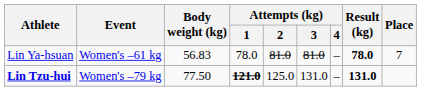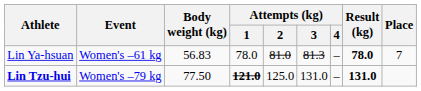(314, 55) 81.0 -> (314, 55) 81.3
